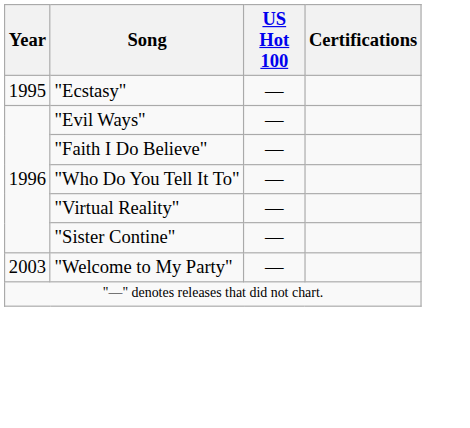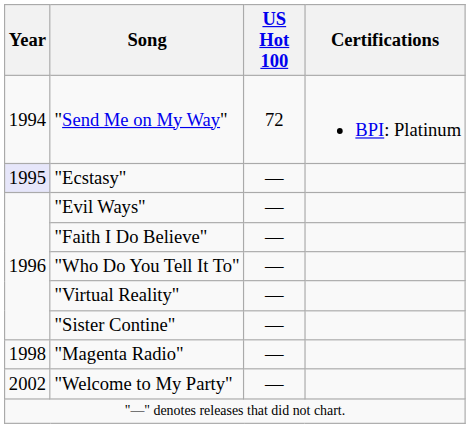+ row: (141, 119)
(27, 90) no background -> (27, 177) lavender background
+ row: (119, 354)
(27, 267) 2003 -> (27, 383) 2002
